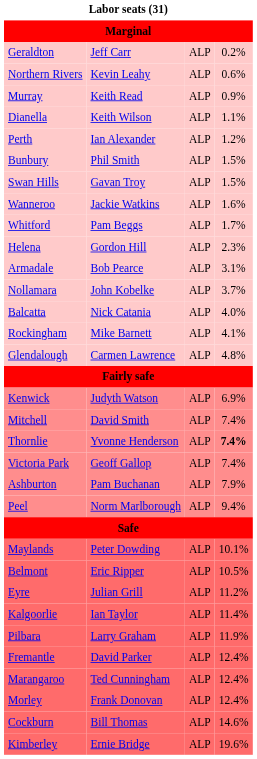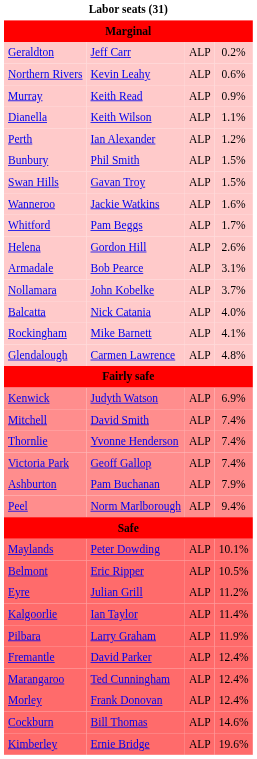(234, 247) 2.3% -> (234, 247) 2.6%
(234, 441) bold -> (234, 441) normal
